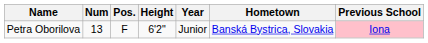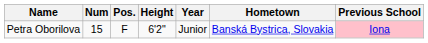(97, 29) 13 -> (97, 29) 15
